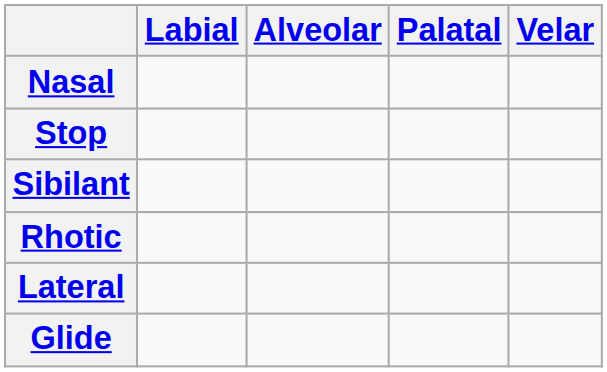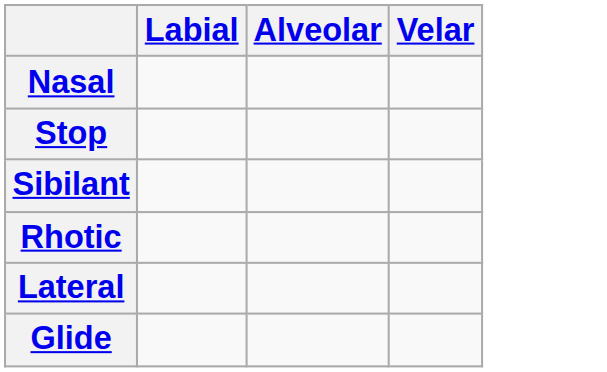- column: (449, 30)
